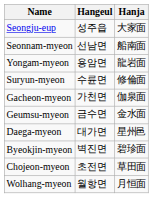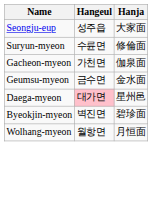- row: (40, 45)
- row: (38, 63)
(92, 132) no background -> (91, 97) pink background
- row: (38, 167)
